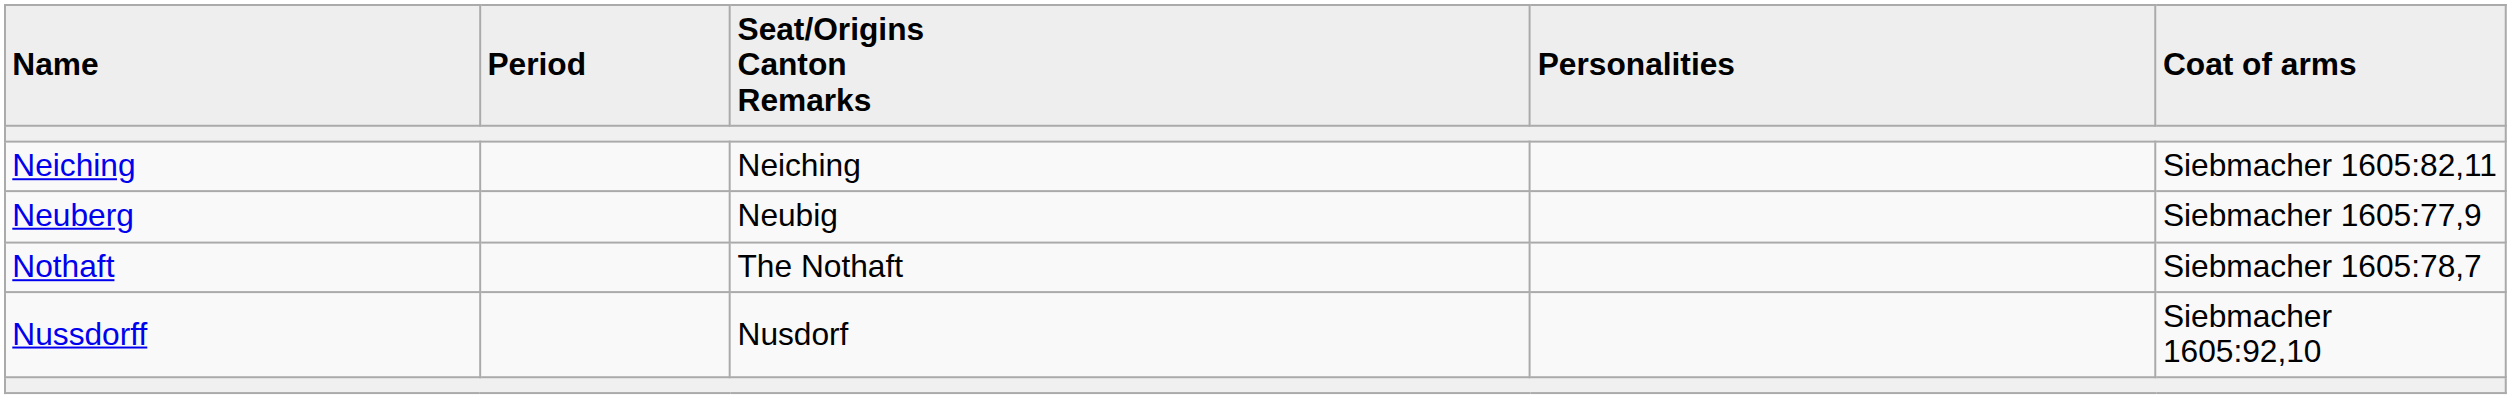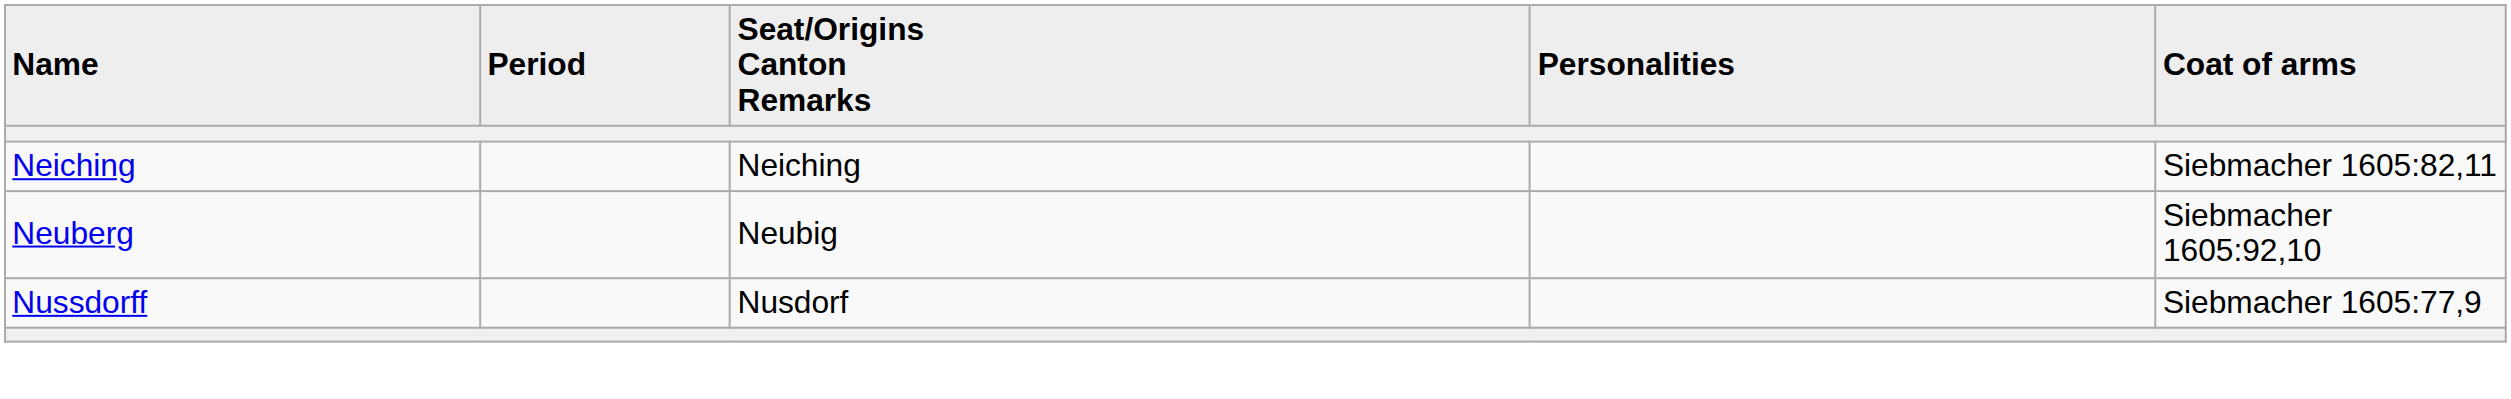(2322, 215) Siebmacher 1605:77,9 -> (2247, 233) Siebmacher 1605:92,10
- row: (63, 266)
(2247, 334) Siebmacher 1605:92,10 -> (2322, 301) Siebmacher 1605:77,9
